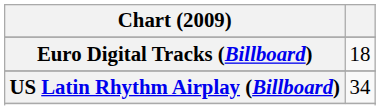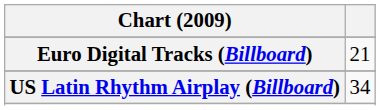(360, 53) 18 -> (360, 53) 21
